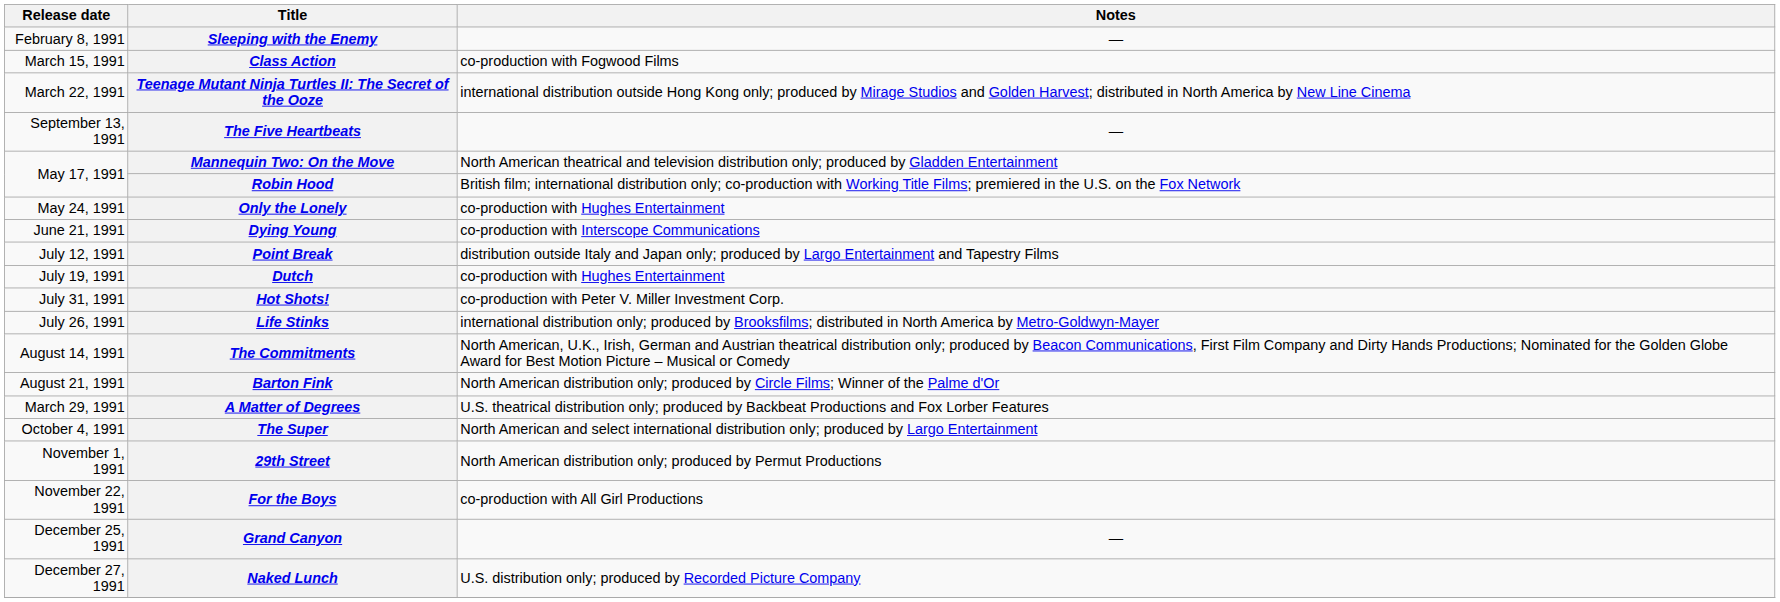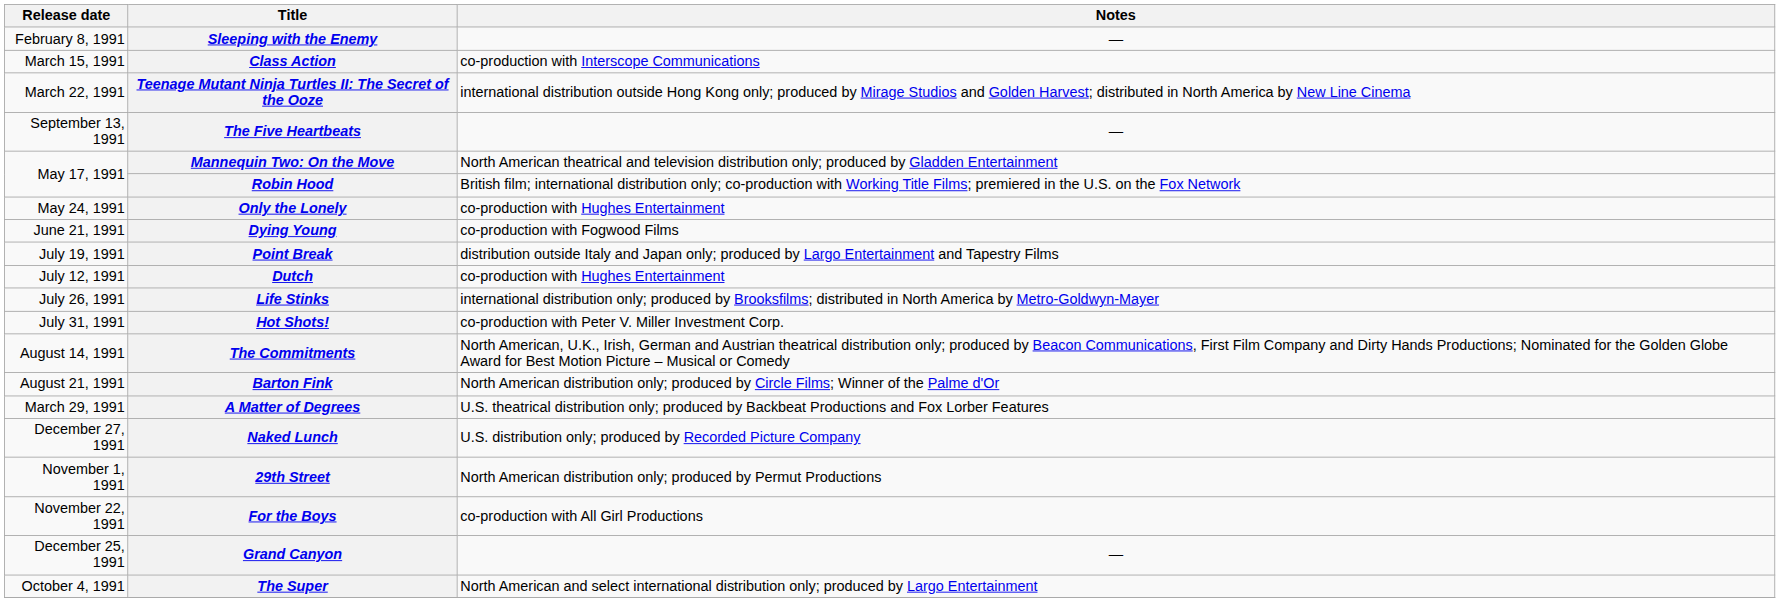(570, 61) co-production with Fogwood Films -> (610, 61) co-production with Interscope Communications
(610, 231) co-production with Interscope Communications -> (570, 231) co-production with Fogwood Films
(82, 253) July 12, 1991 -> (82, 253) July 19, 1991
(82, 276) July 19, 1991 -> (82, 276) July 12, 1991
rows swapped: (293, 322) <-> (293, 299)
rows swapped: (293, 429) <-> (293, 577)
